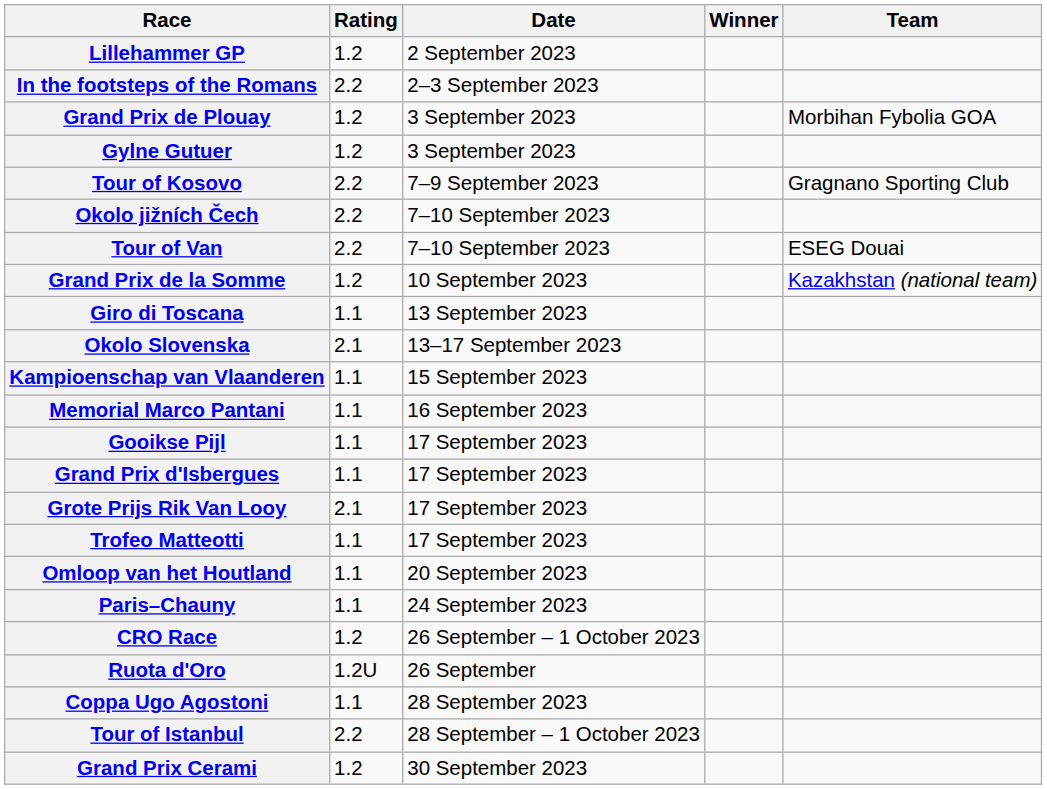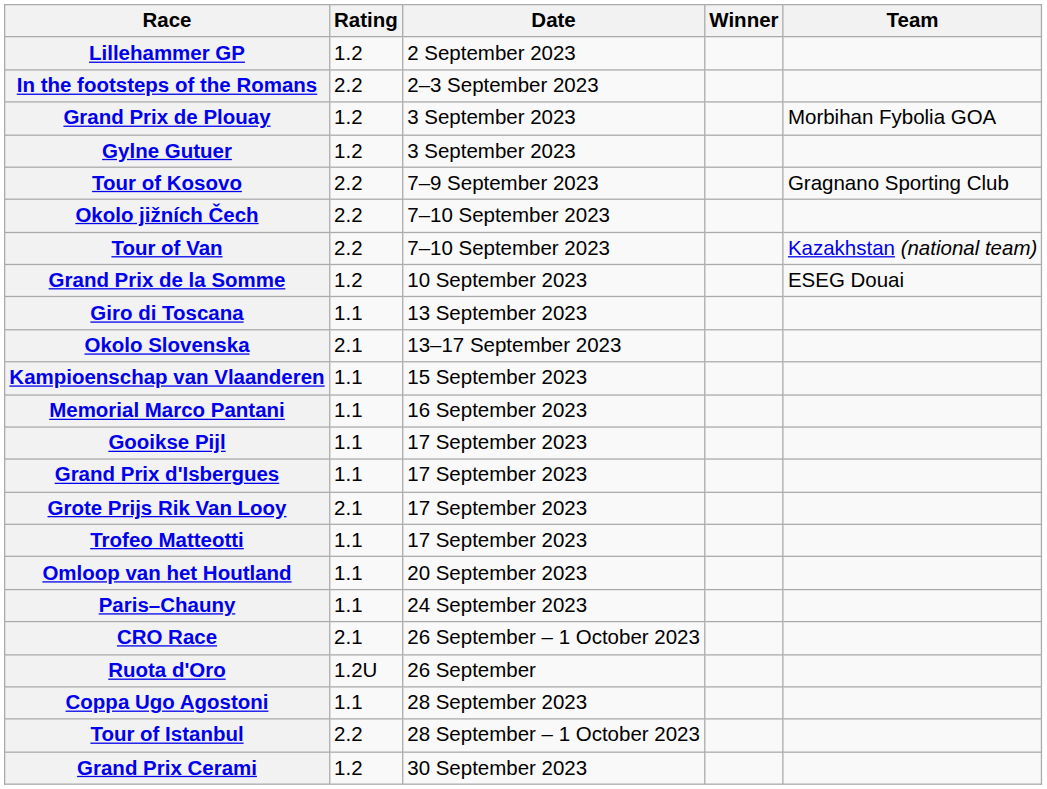(846, 248) ESEG Douai -> (913, 248) Kazakhstan (national team)
(913, 280) Kazakhstan (national team) -> (846, 280) ESEG Douai
(348, 637) 1.2 -> (348, 637) 2.1
